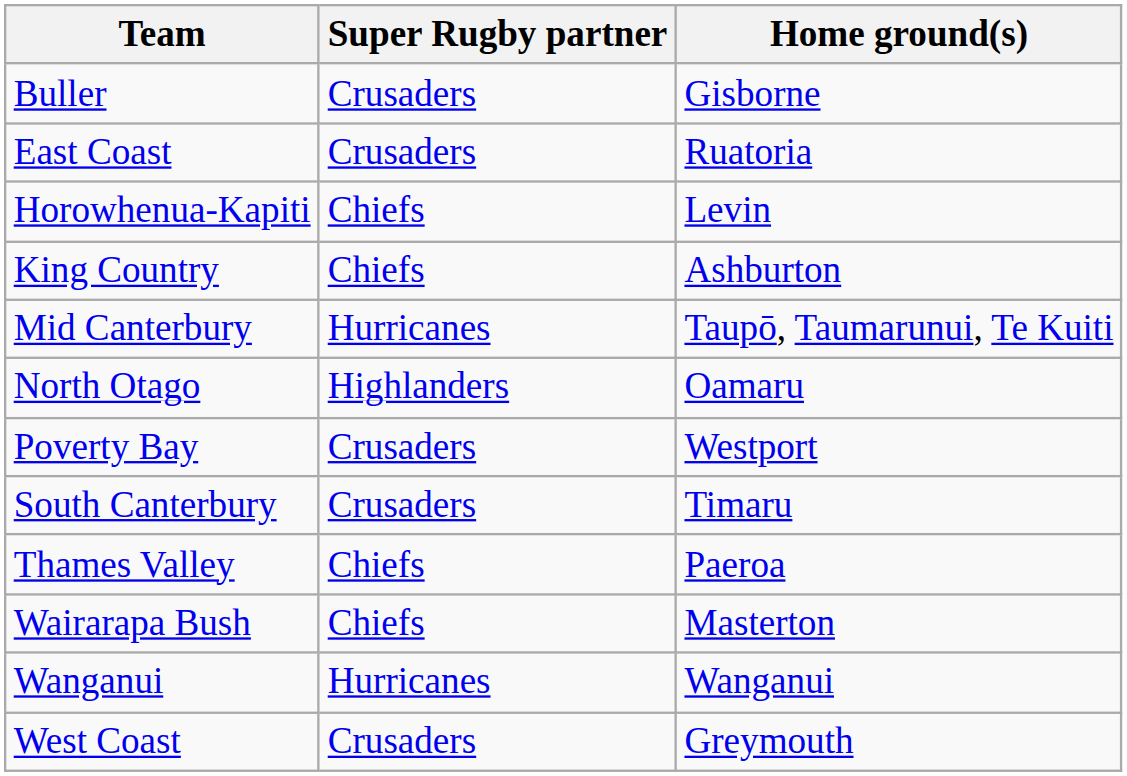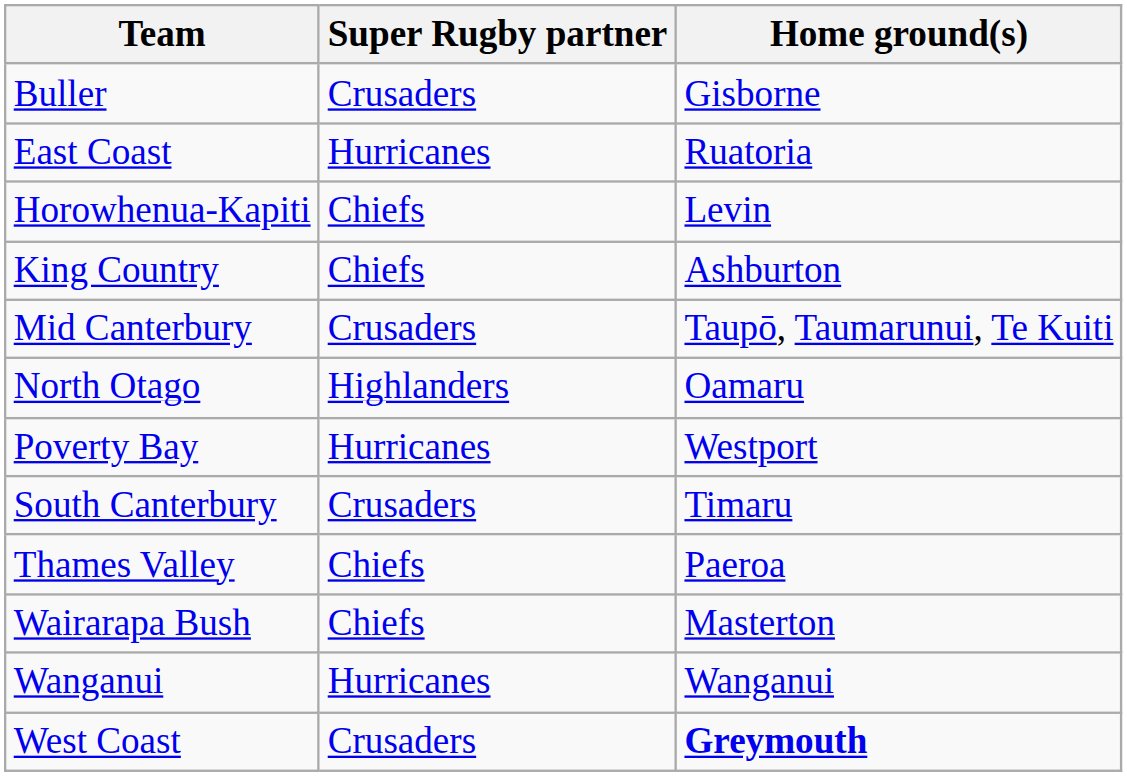(402, 151) Crusaders -> (409, 151) Hurricanes
(409, 328) Hurricanes -> (402, 328) Crusaders
(402, 446) Crusaders -> (409, 446) Hurricanes
(769, 740) normal -> (776, 740) bold
